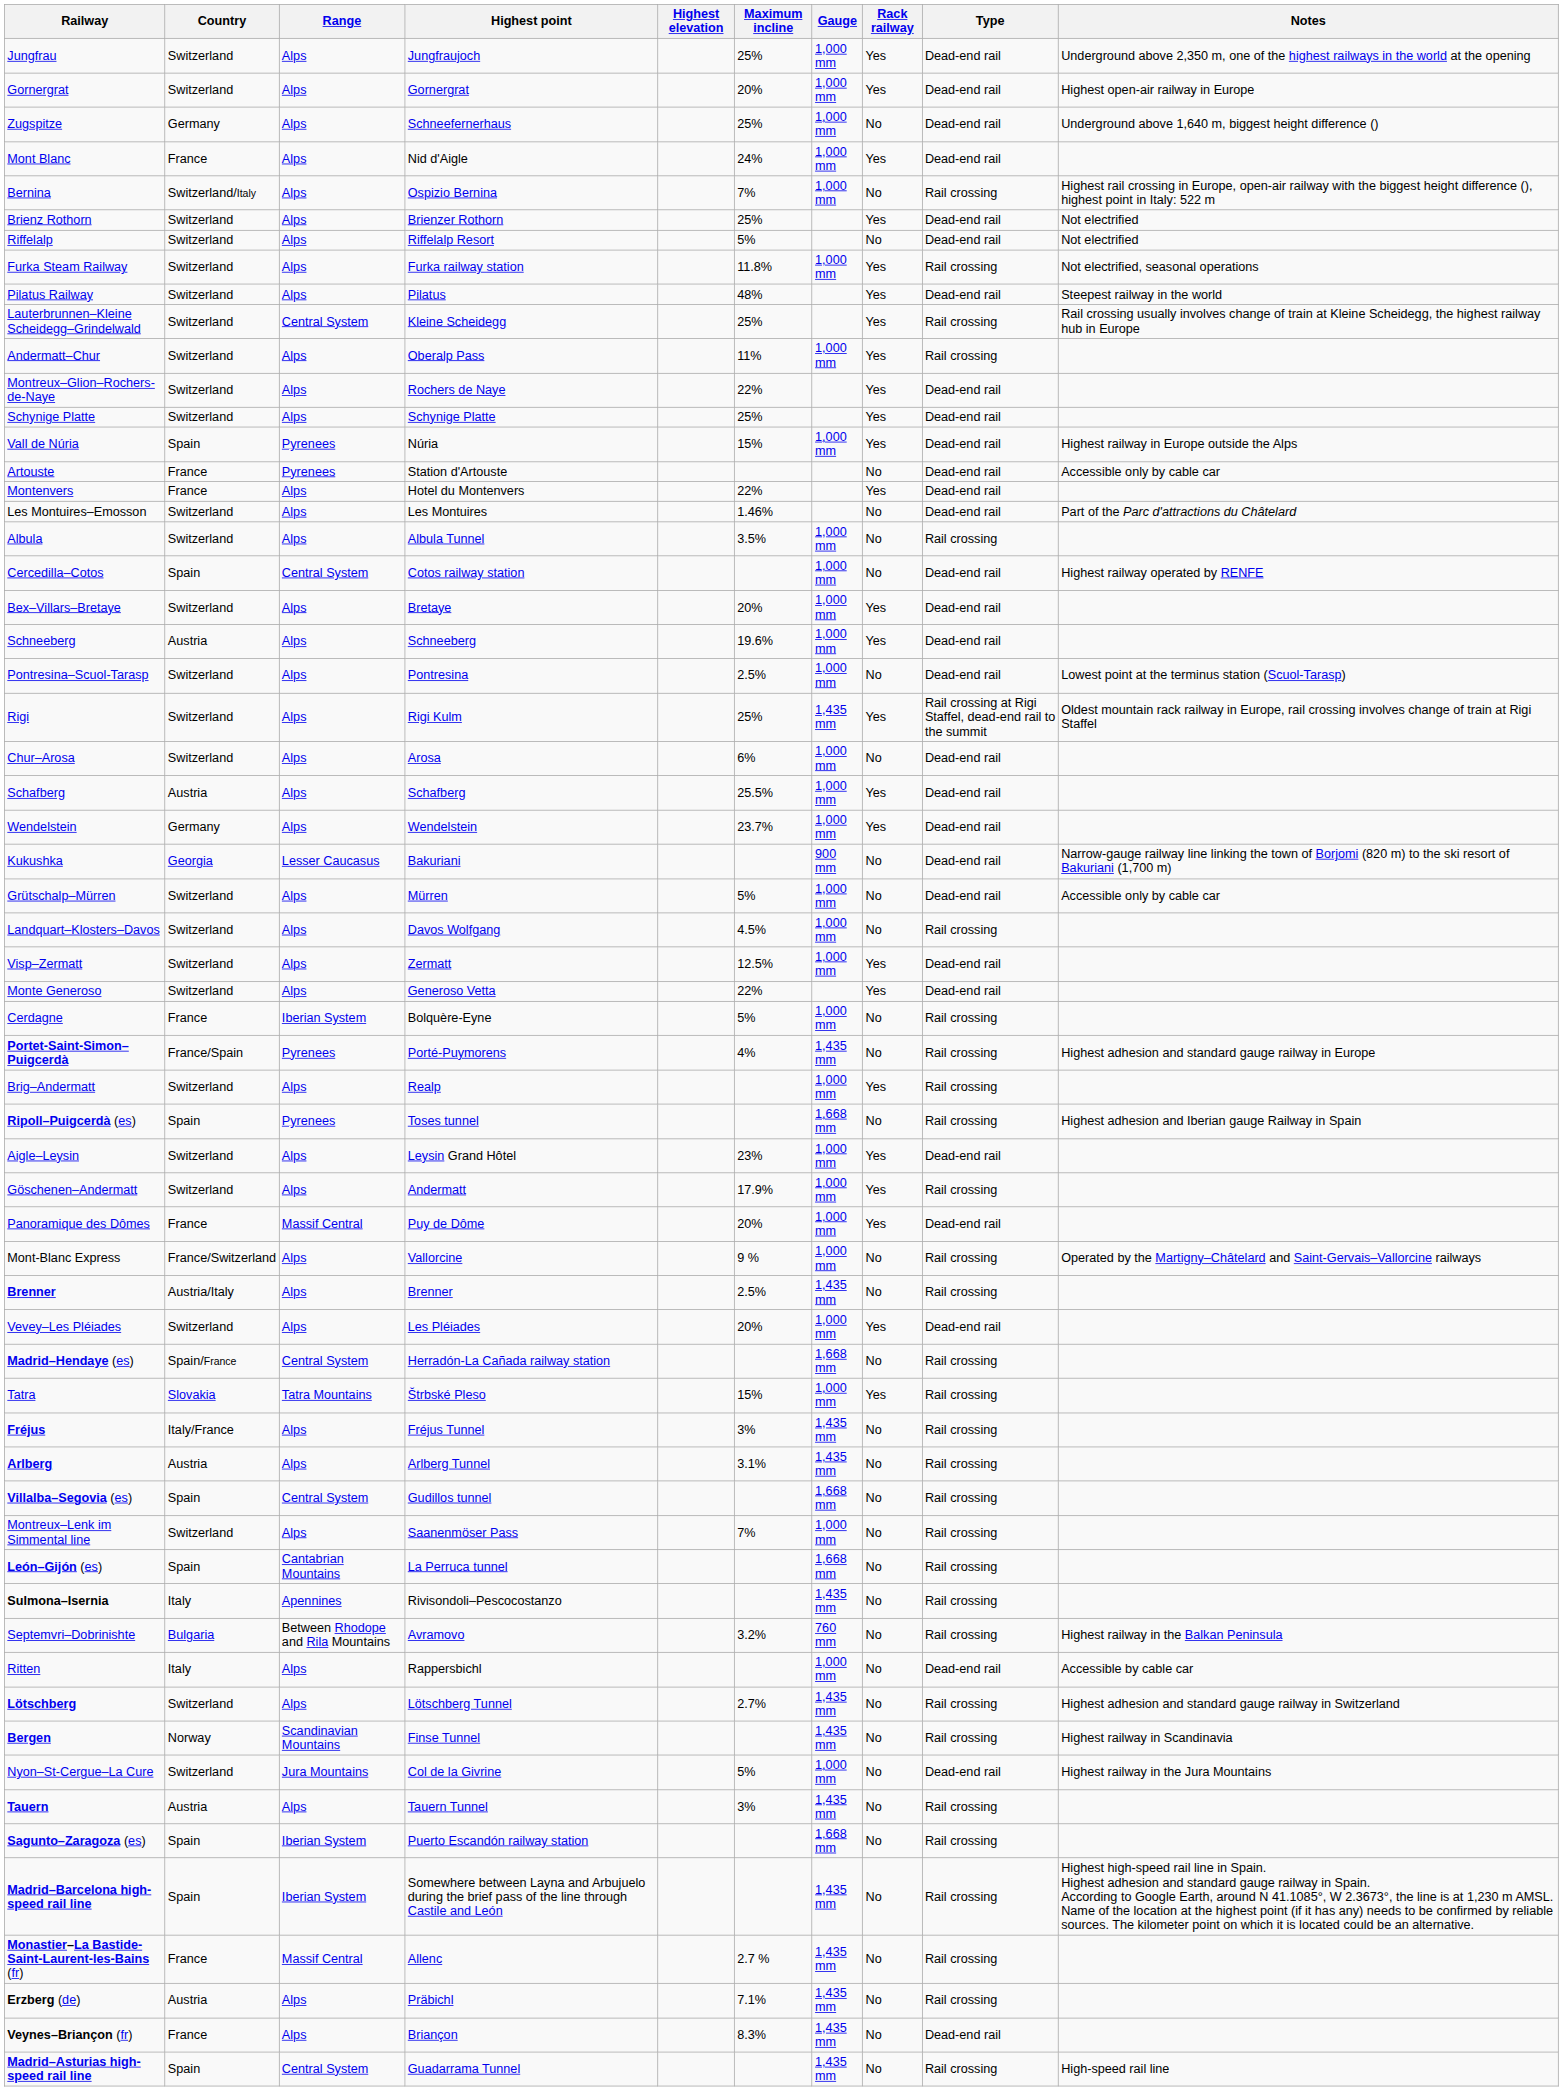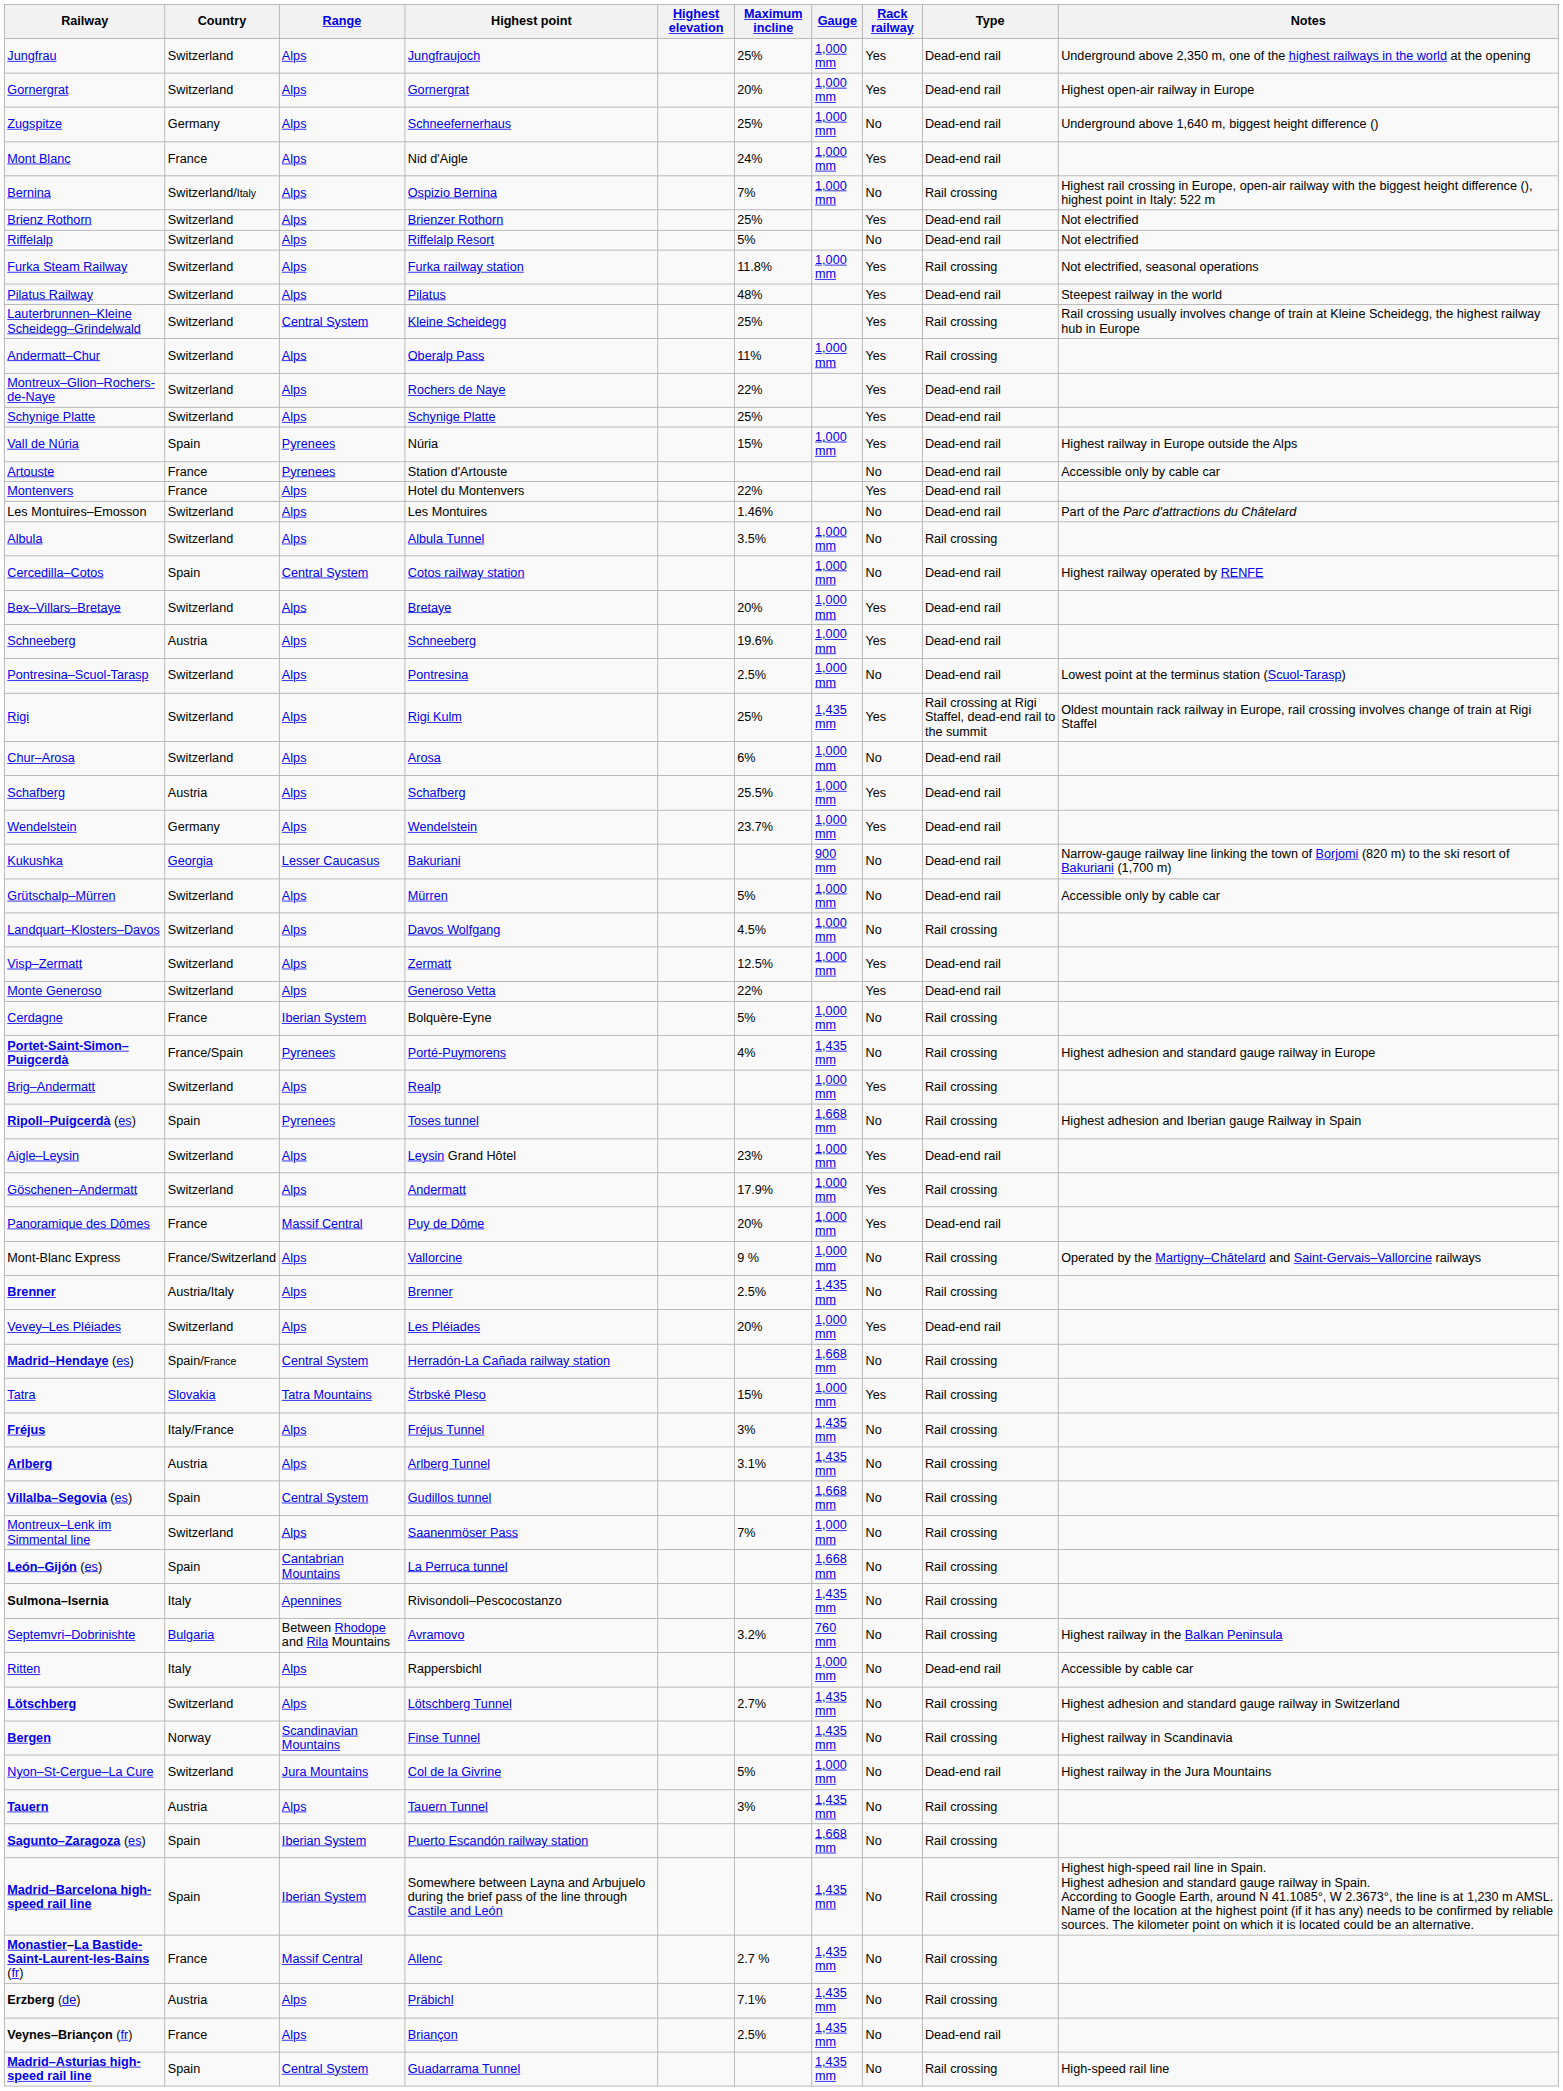(752, 2034) 8.3% -> (752, 2034) 2.5%
